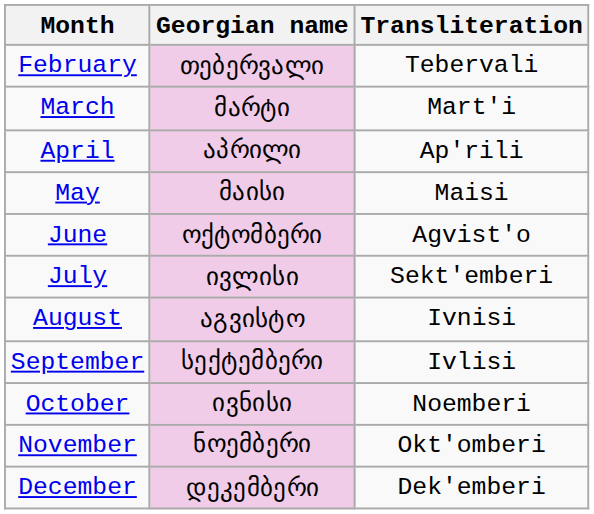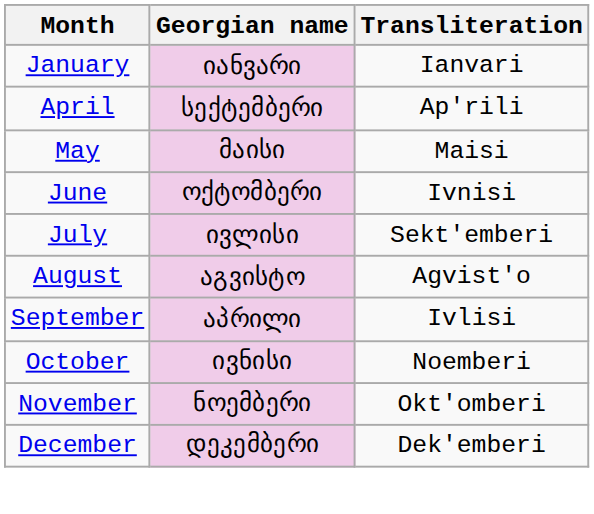+ row: (78, 66)
- row: (78, 66)
- row: (78, 108)
(252, 152) აპრილი -> (252, 109) სექტემბერი
(472, 235) Agvist'o -> (472, 193) Ivnisi
(472, 319) Ivnisi -> (472, 277) Agvist'o
(252, 362) სექტემბერი -> (252, 320) აპრილი
